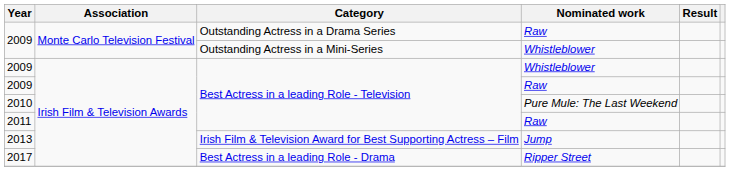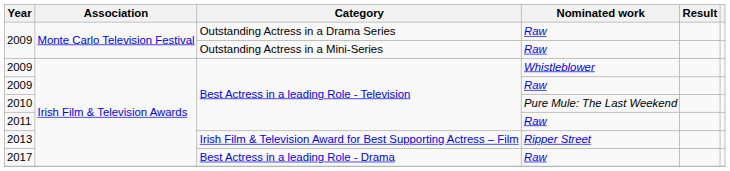(559, 49) Whistleblower -> (535, 49) Raw
(538, 139) Jump -> (557, 139) Ripper Street
(557, 157) Ripper Street -> (535, 157) Raw
